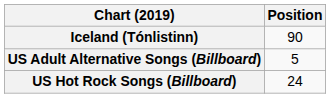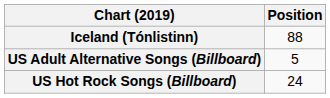(295, 37) 90 -> (295, 37) 88
